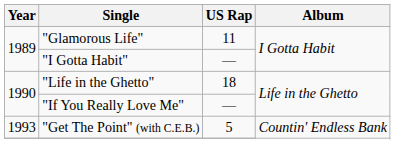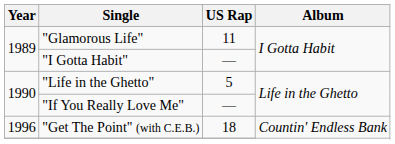(229, 82) 18 -> (229, 82) 5
(22, 127) 1993 -> (22, 127) 1996
(229, 127) 5 -> (229, 127) 18
